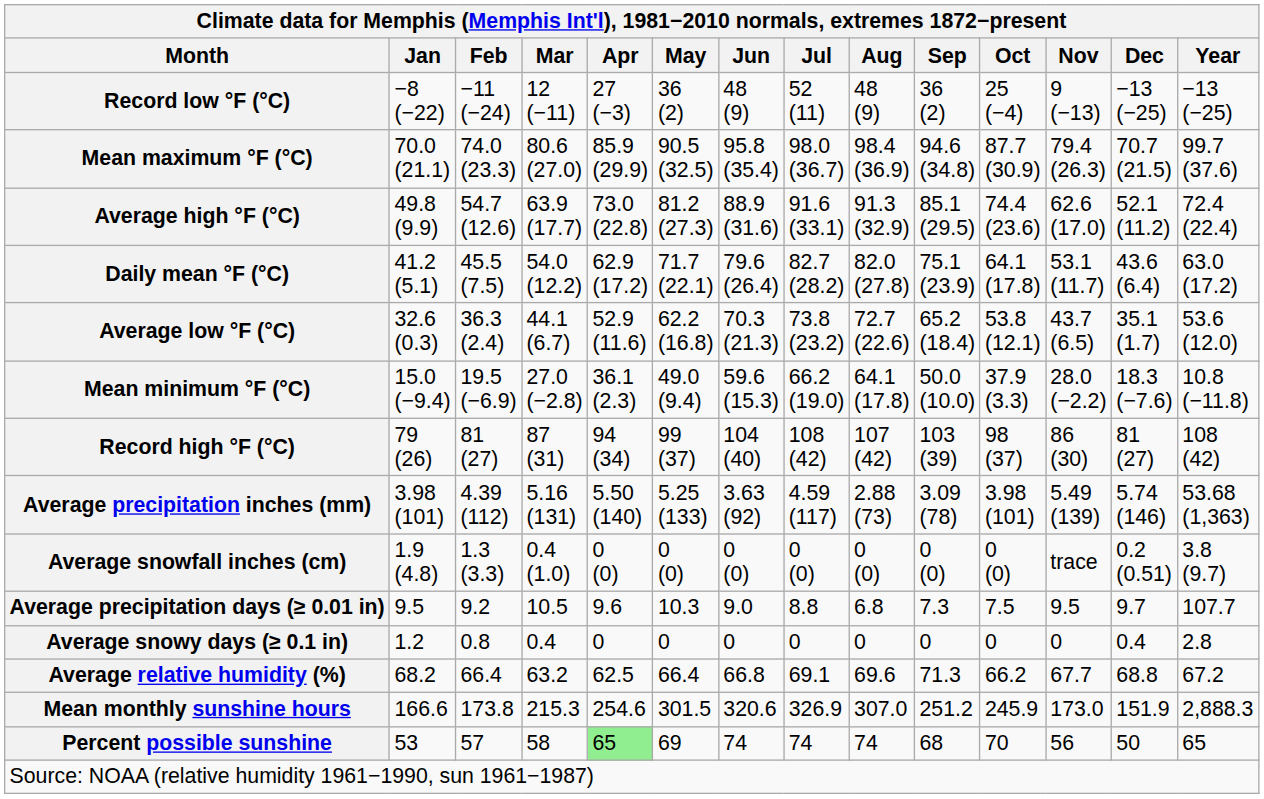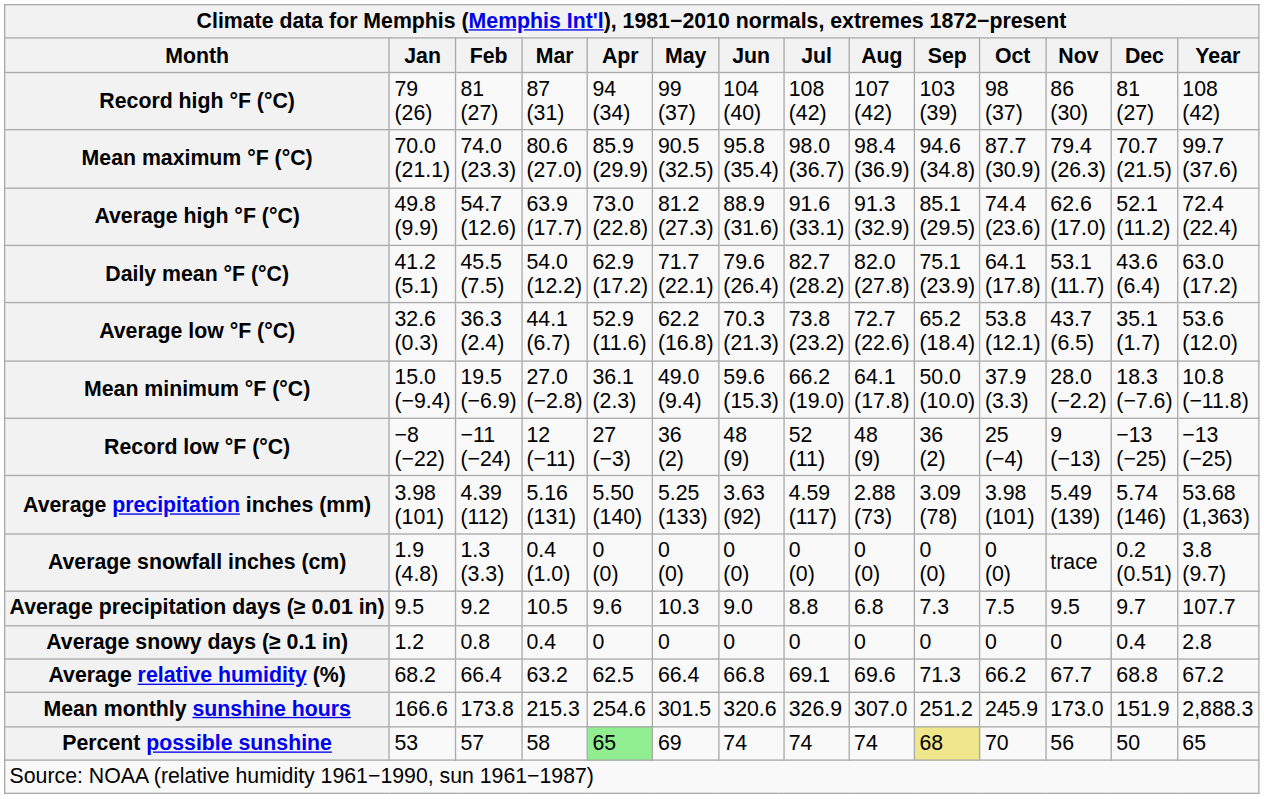rows swapped: (197, 446) <-> (197, 100)
(931, 743) no background -> (931, 743) khaki background
